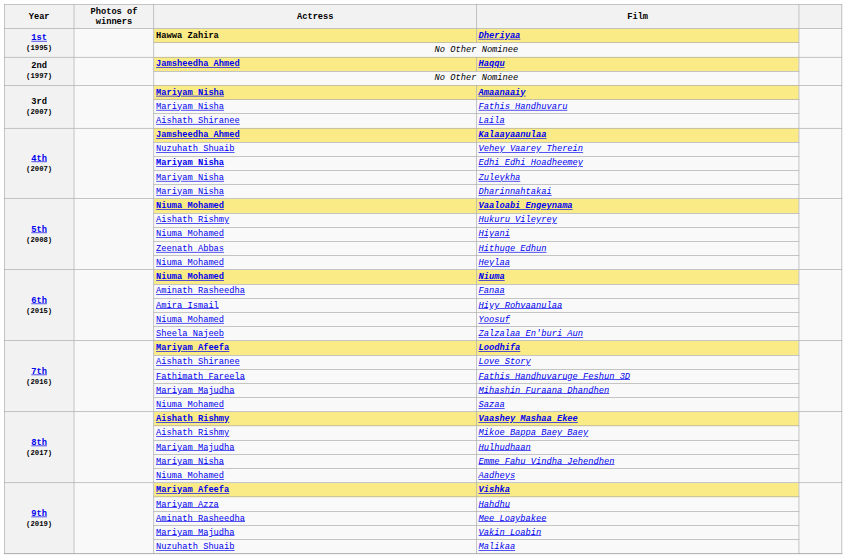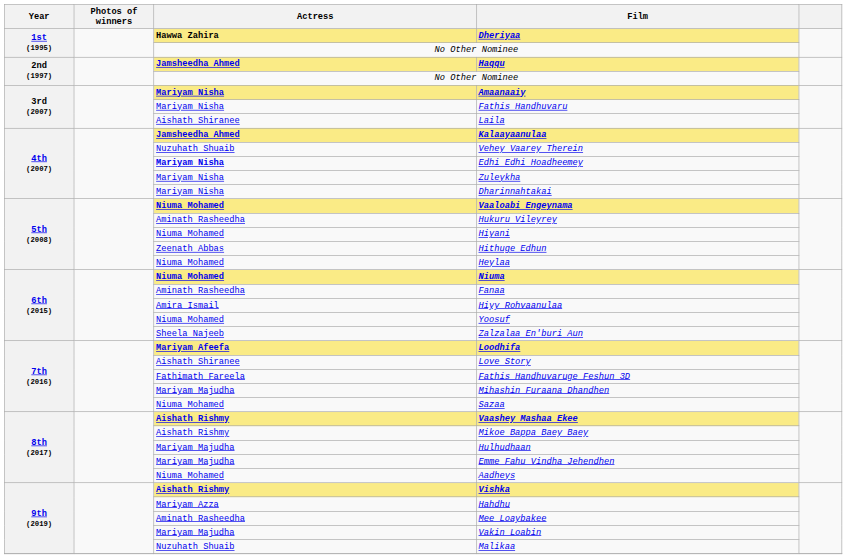(193, 220) Aishath Rishmy -> (201, 220) Aminath Rasheedha
(190, 462) Mariyam Nisha -> (195, 462) Mariyam Majudha
(193, 490) Mariyam Afeefa -> (193, 490) Aishath Rishmy
